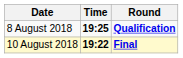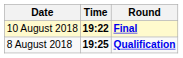rows swapped: (39, 28) <-> (42, 45)
